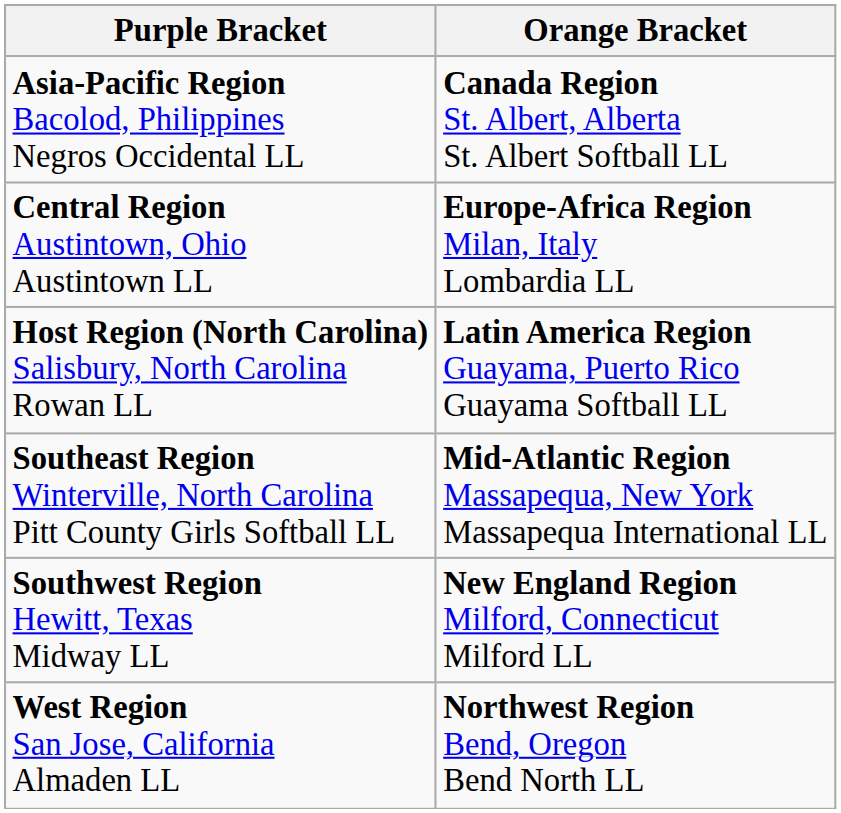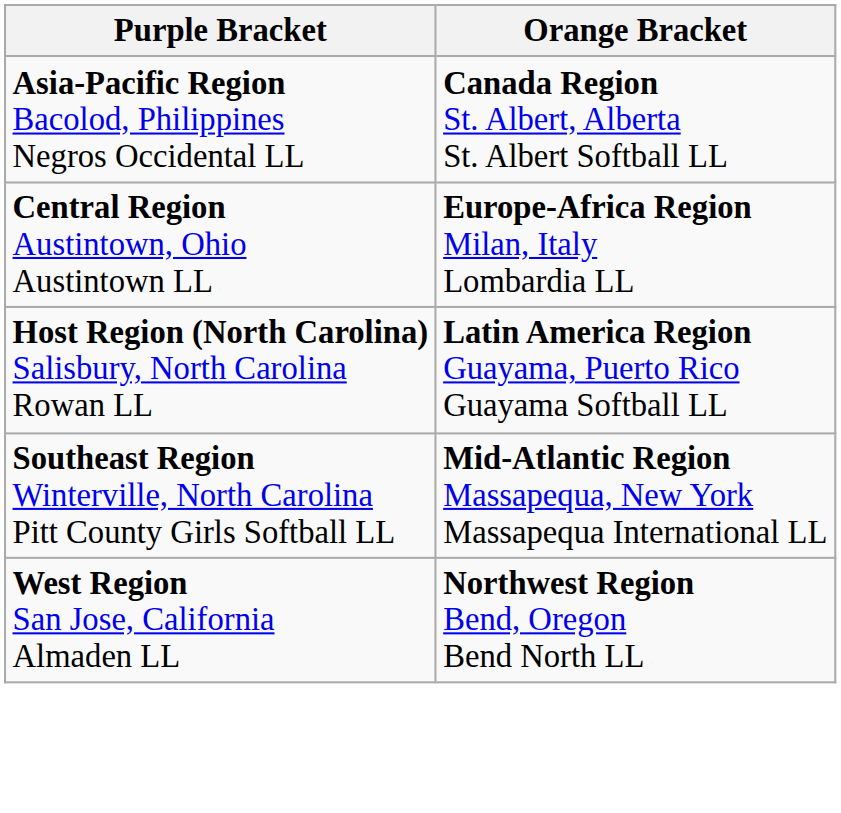- row: (137, 619)
